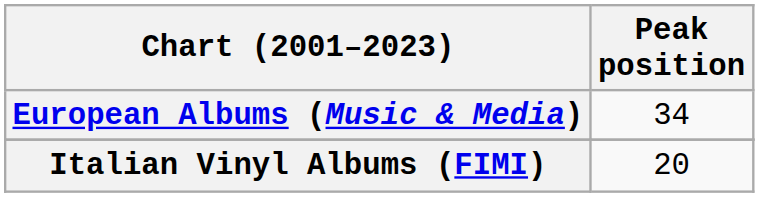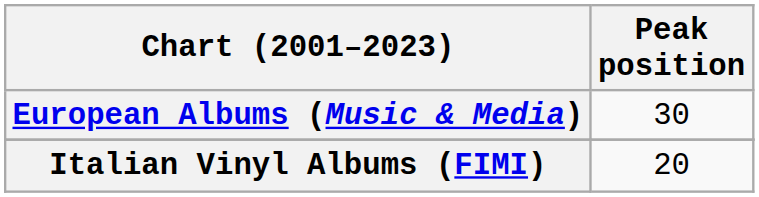(672, 116) 34 -> (672, 116) 30
